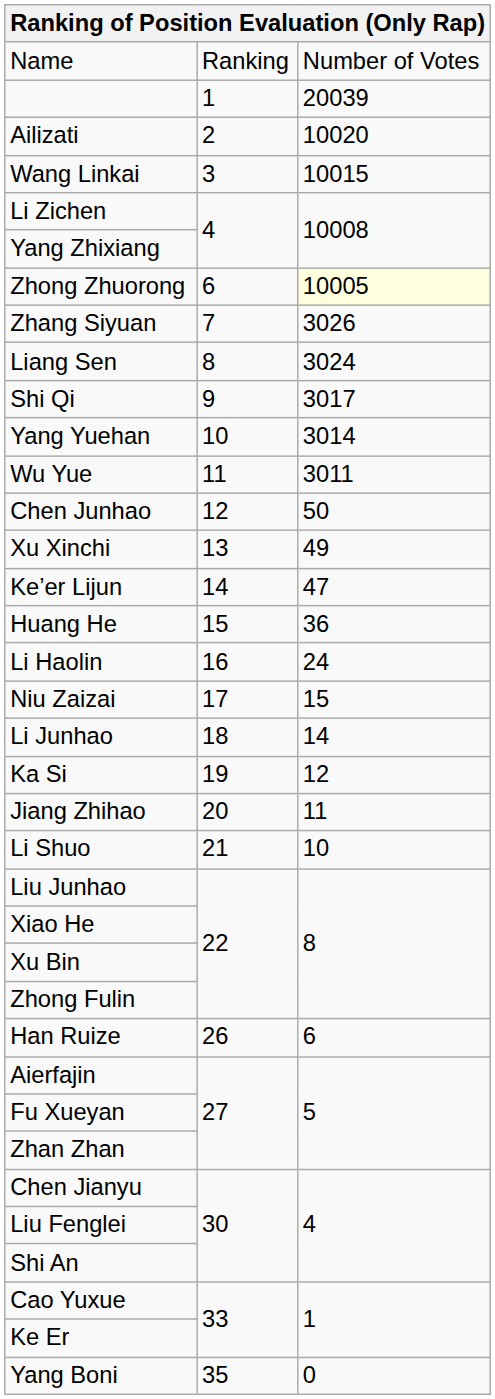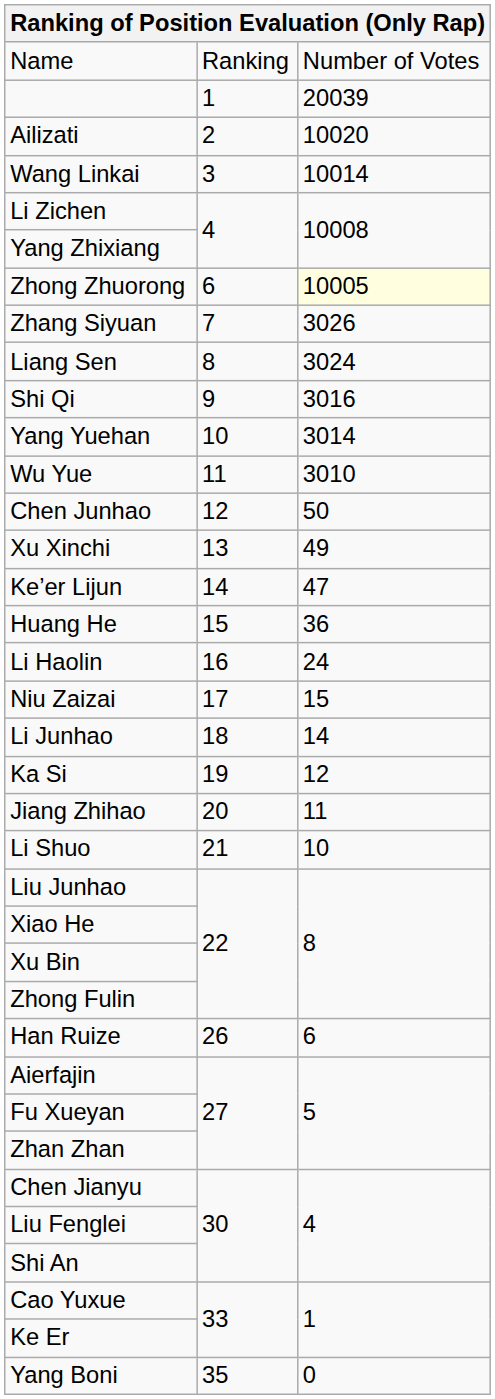(336, 173) 10015 -> (336, 173) 10014
(329, 398) 3017 -> (329, 398) 3016
(328, 473) 3011 -> (329, 473) 3010
